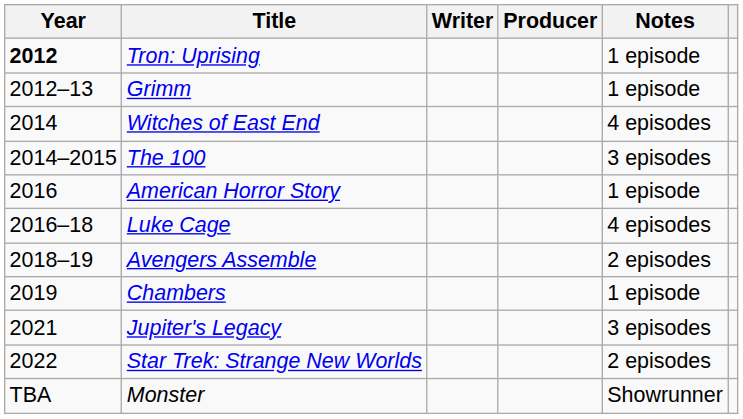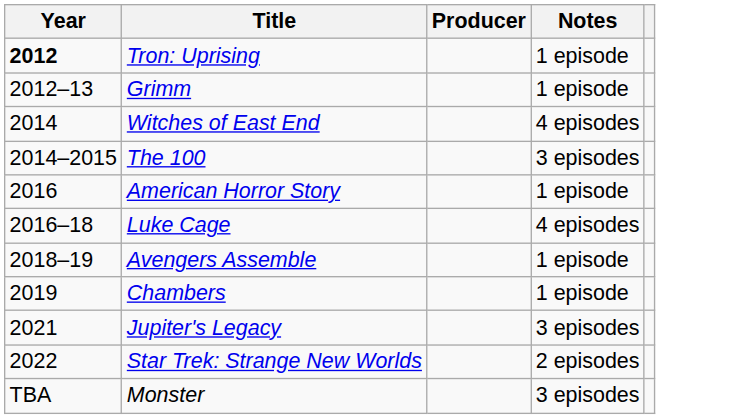- column: (463, 21)
(659, 259) 2 episodes -> (582, 259) 1 episode
(665, 395) Showrunner -> (588, 395) 3 episodes
